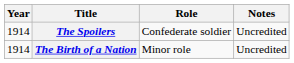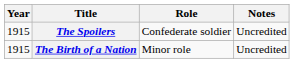(18, 31) 1914 -> (18, 31) 1915
(18, 49) 1914 -> (18, 49) 1915
